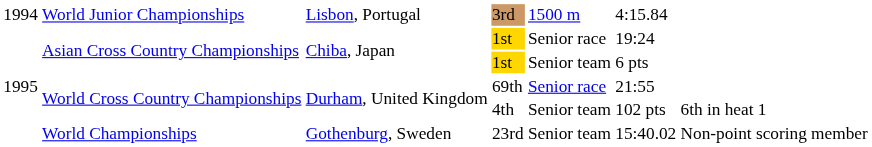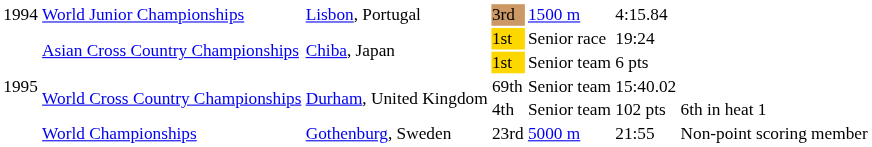(567, 86) Senior race -> (569, 86) Senior team
(635, 86) 21:55 -> (646, 86) 15:40.02
(569, 133) Senior team -> (554, 133) 5000 m
(646, 133) 15:40.02 -> (635, 133) 21:55
